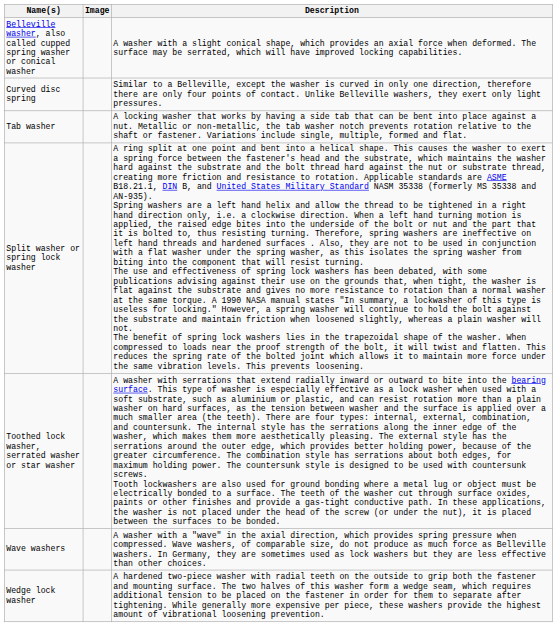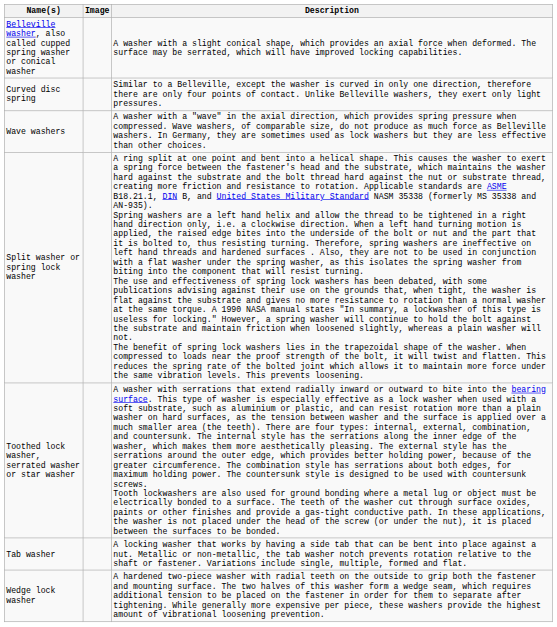rows swapped: (36, 549) <-> (31, 127)
